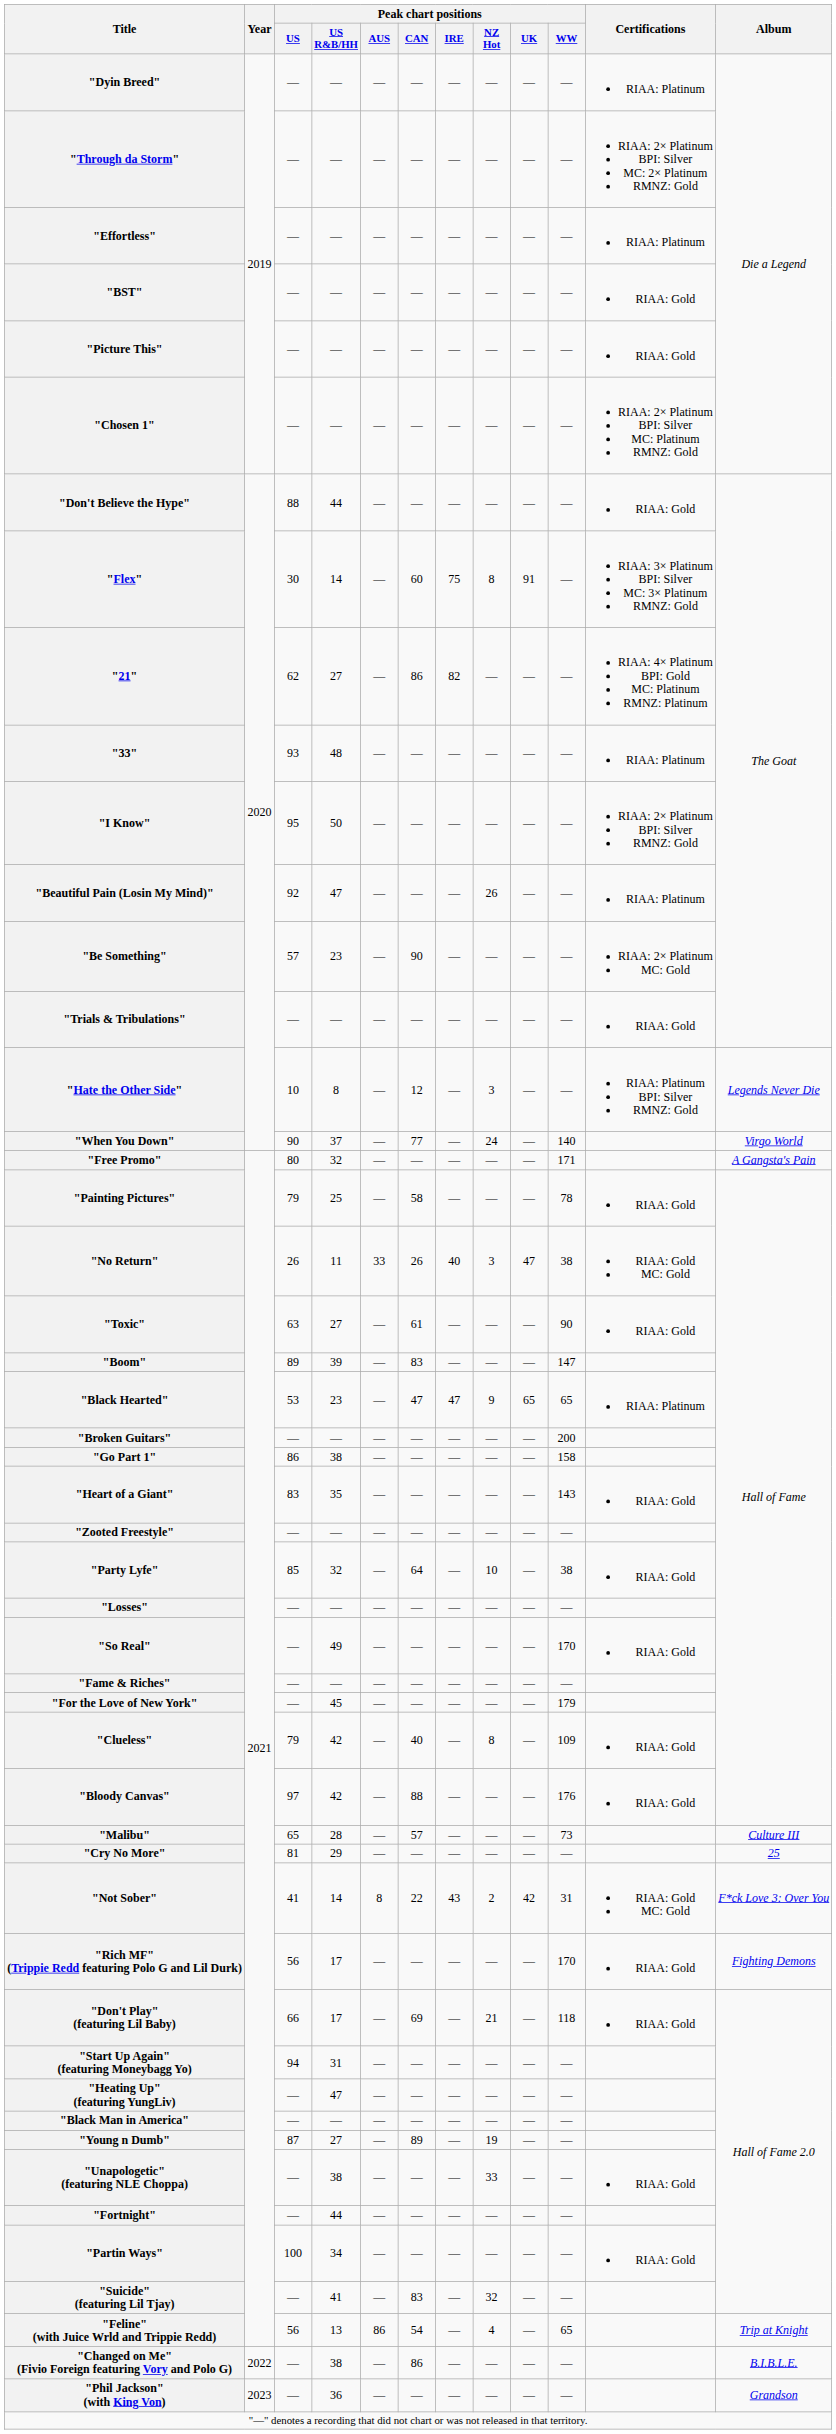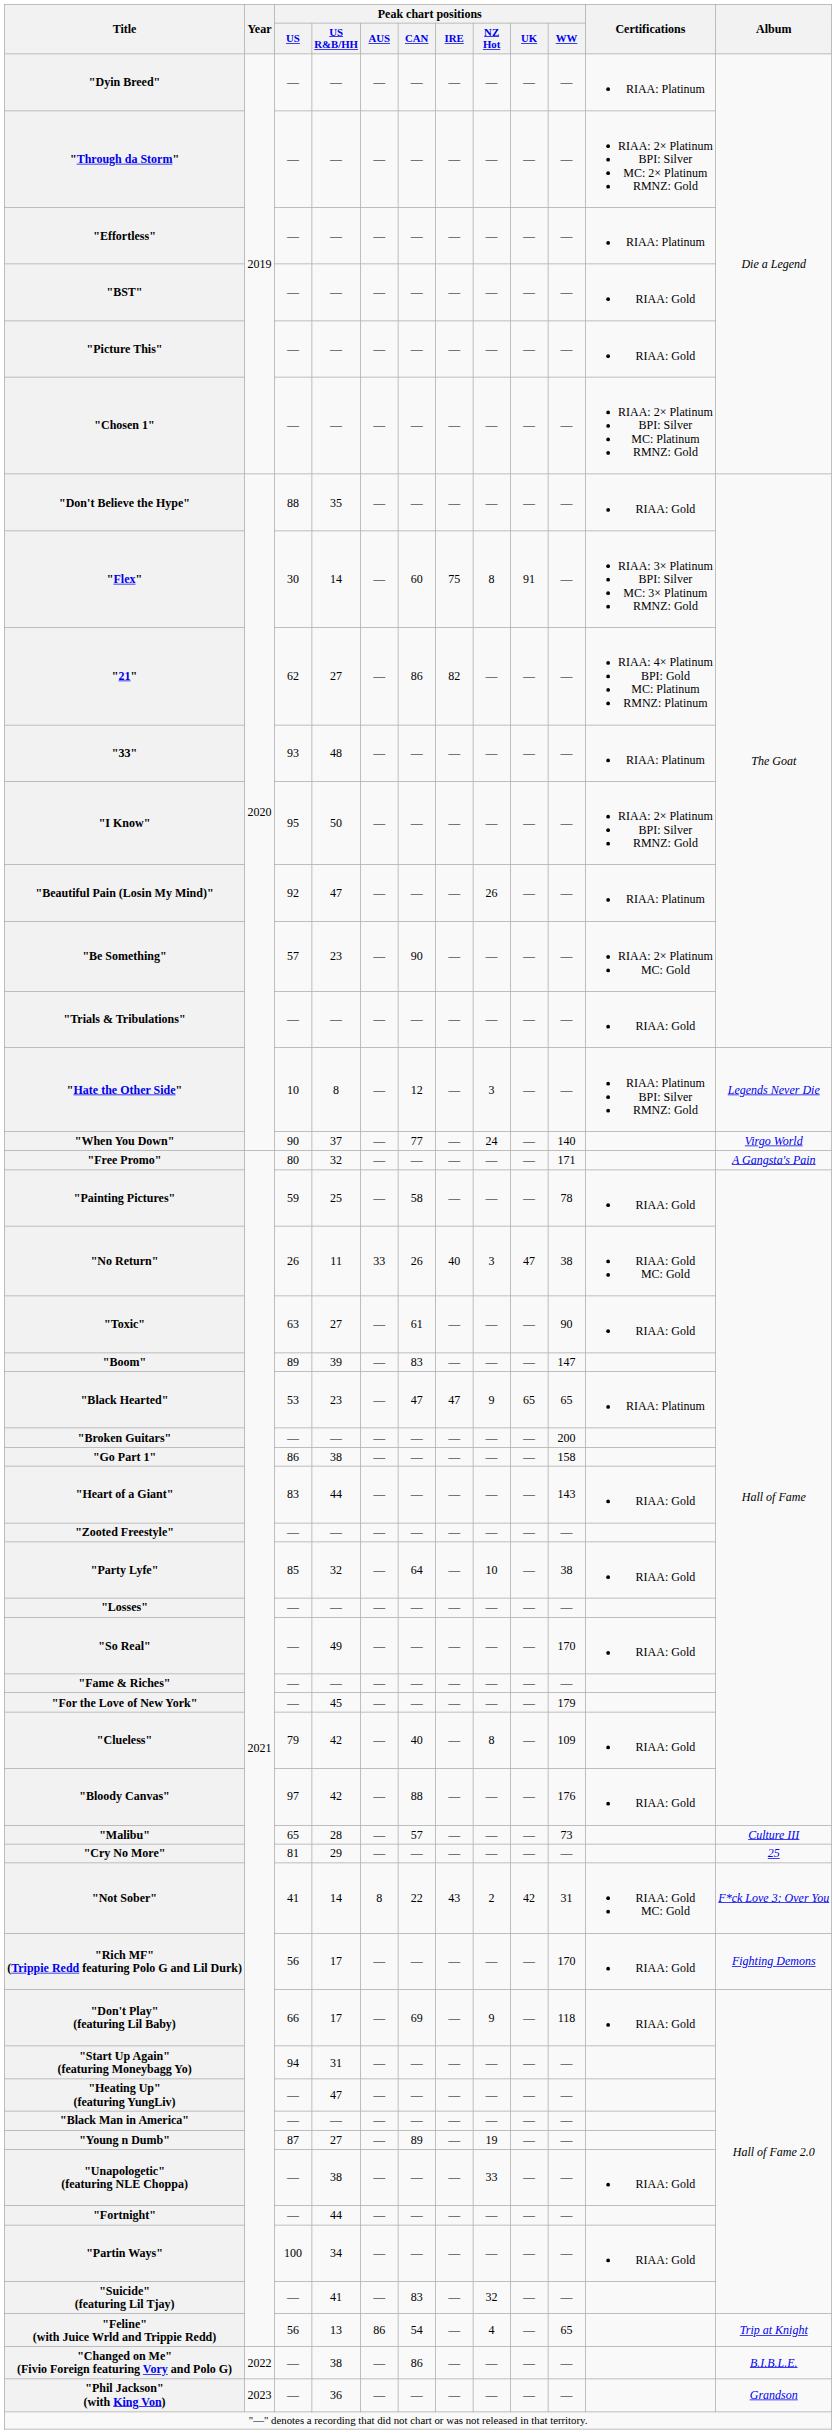(336, 502) 44 -> (336, 502) 35
(293, 1197) 79 -> (293, 1197) 59
(336, 1494) 35 -> (336, 1494) 44
(492, 2018) 21 -> (492, 2018) 9
